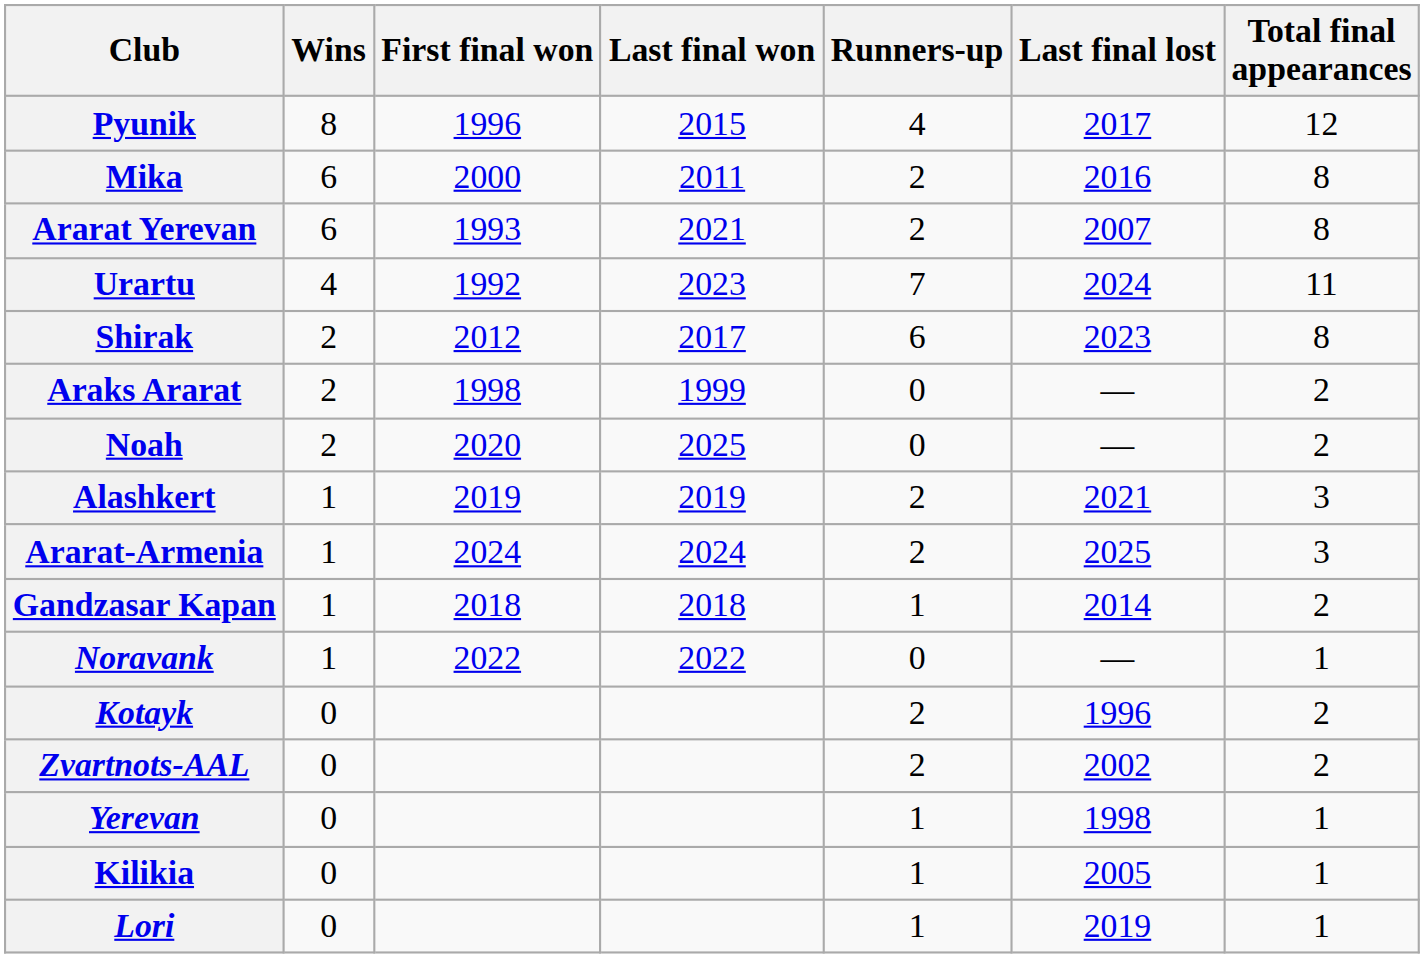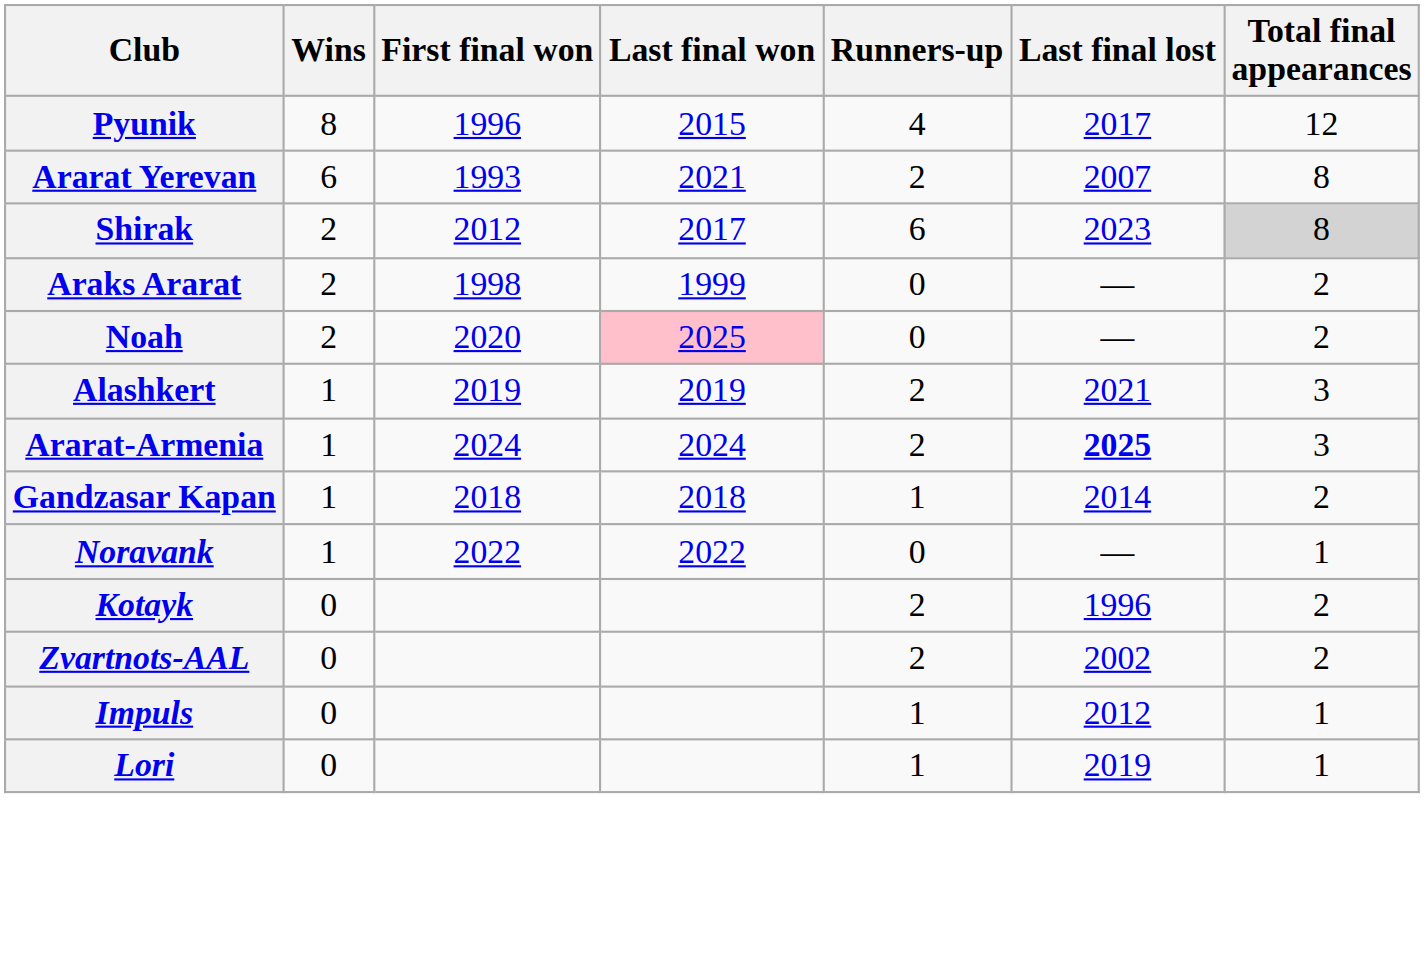- row: (144, 176)
- row: (144, 283)
(1321, 336) no background -> (1321, 229) lightgrey background
(712, 444) no background -> (712, 336) pink background
(1117, 551) normal -> (1117, 444) bold
- row: (144, 818)
- row: (144, 872)
+ row: (144, 711)
